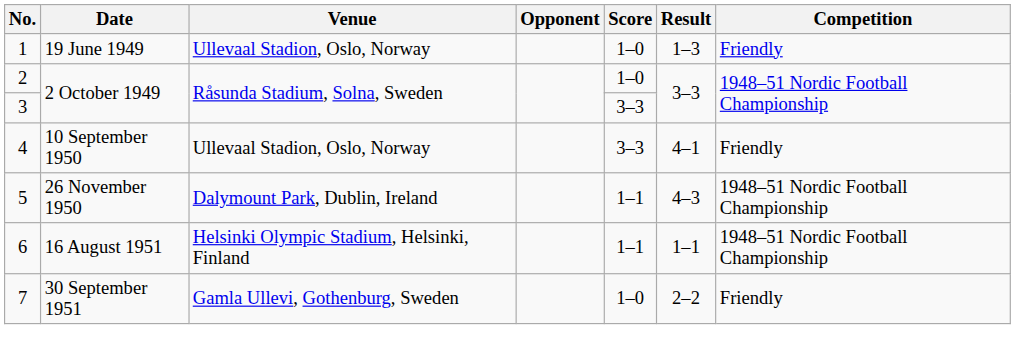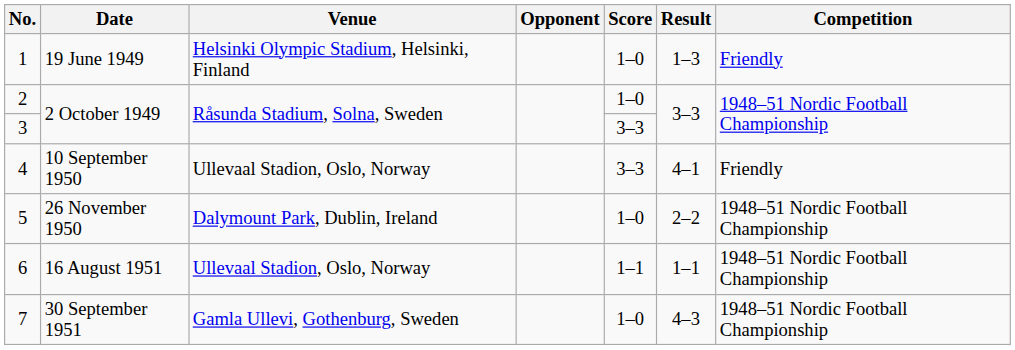(312, 48) Ullevaal Stadion, Oslo, Norway -> (331, 59) Helsinki Olympic Stadium, Helsinki, Finland
(630, 197) 1–1 -> (630, 218) 1–0
(686, 197) 4–3 -> (686, 218) 2–2
(331, 248) Helsinki Olympic Stadium, Helsinki, Finland -> (312, 268) Ullevaal Stadion, Oslo, Norway
(686, 298) 2–2 -> (686, 319) 4–3
(751, 298) Friendly -> (814, 319) 1948–51 Nordic Football Championship
